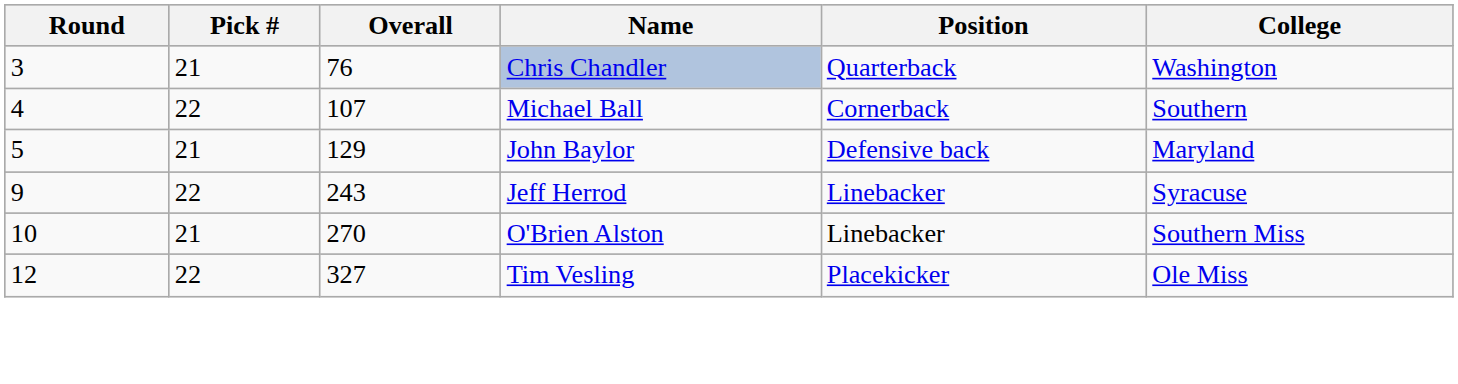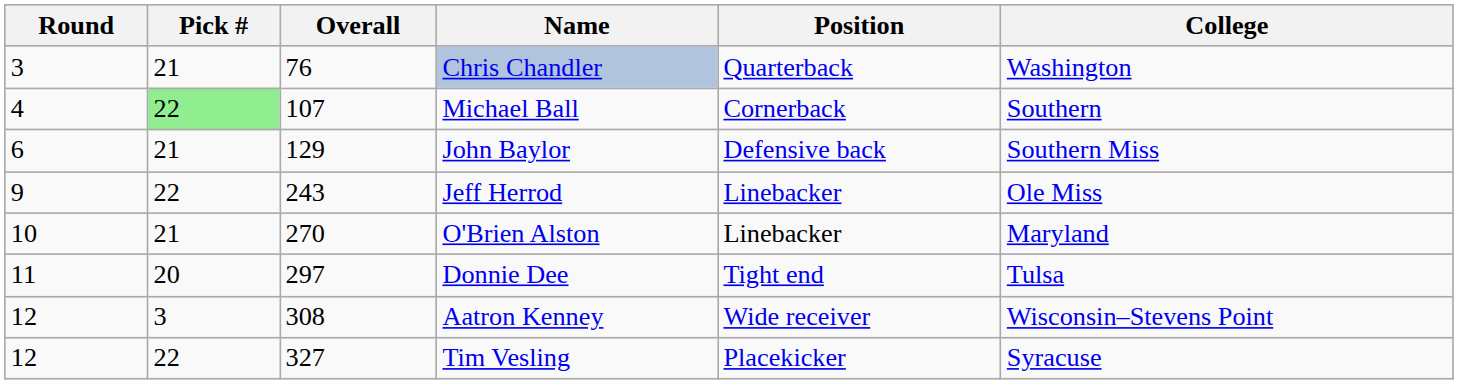(188, 108) no background -> (167, 108) lightgreen background
(17, 150) 5 -> (17, 150) 6
(1203, 150) Maryland -> (1083, 150) Southern Miss
(1200, 191) Syracuse -> (1055, 191) Ole Miss
(1228, 233) Southern Miss -> (1058, 233) Maryland
+ row: (505, 274)
+ row: (523, 316)
(1200, 274) Ole Miss -> (1054, 358) Syracuse
